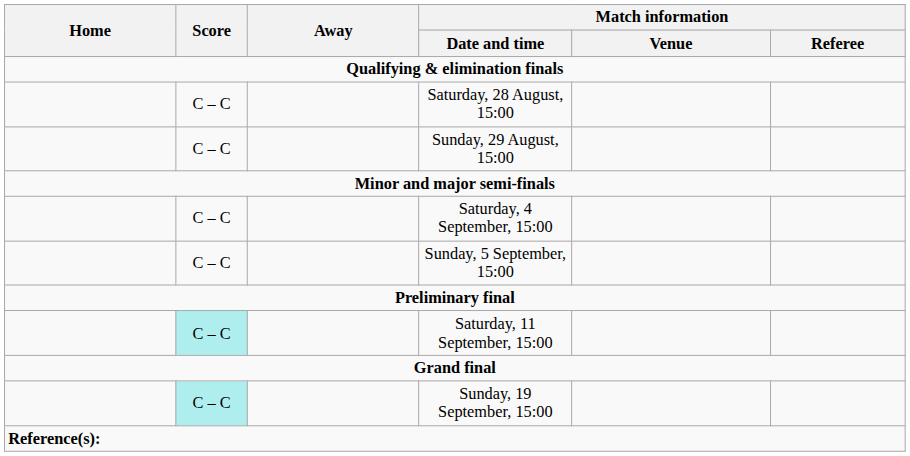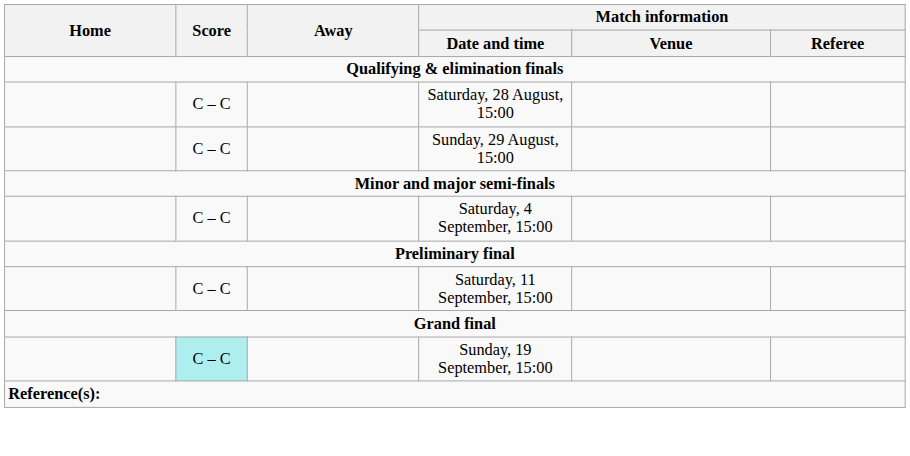- row: (495, 262)
(212, 333) paleturquoise background -> (212, 288) no background
